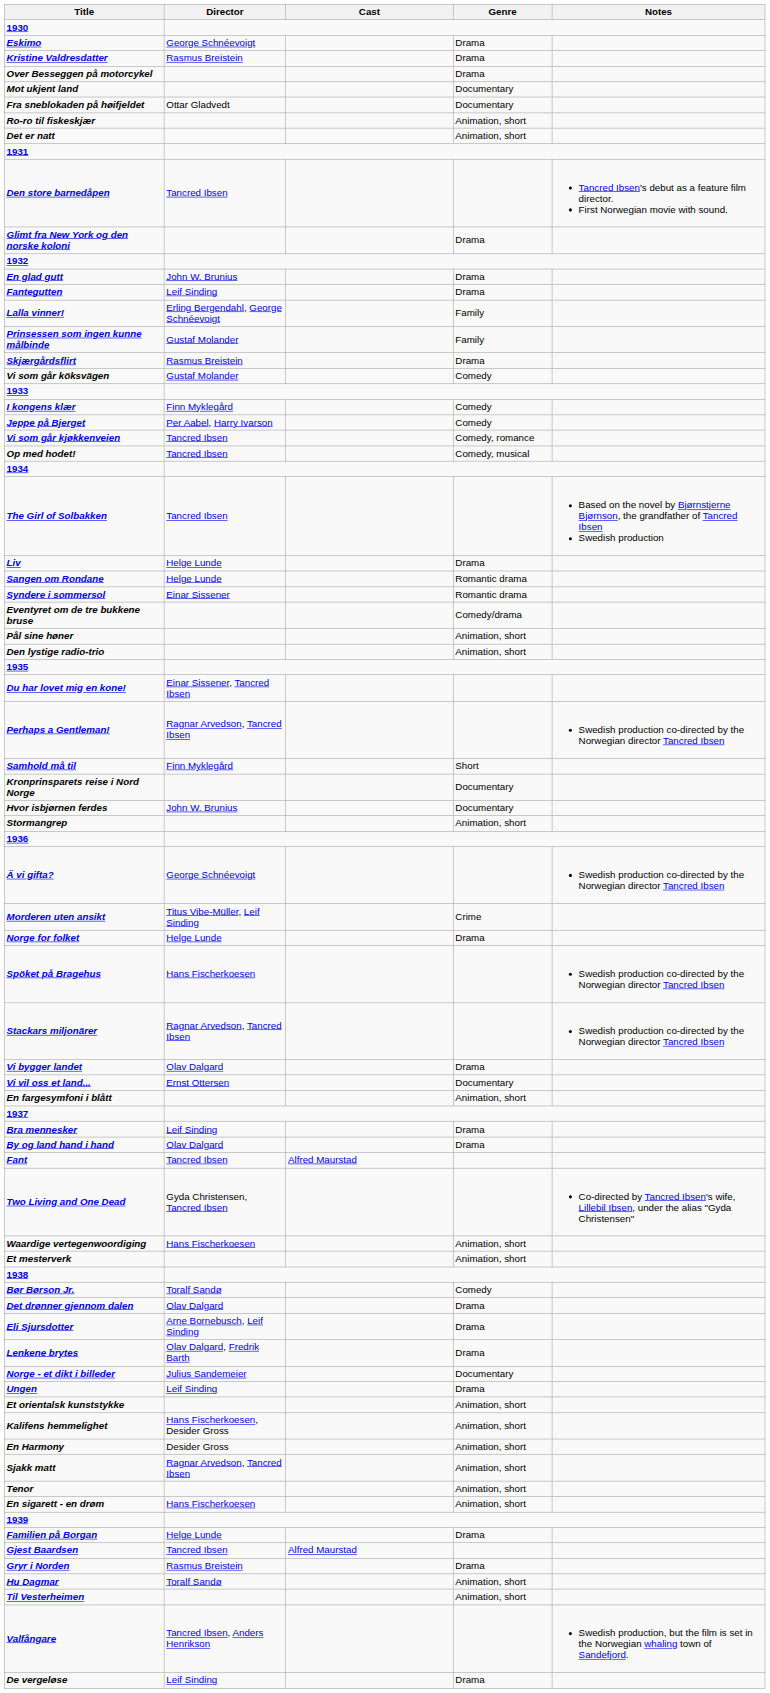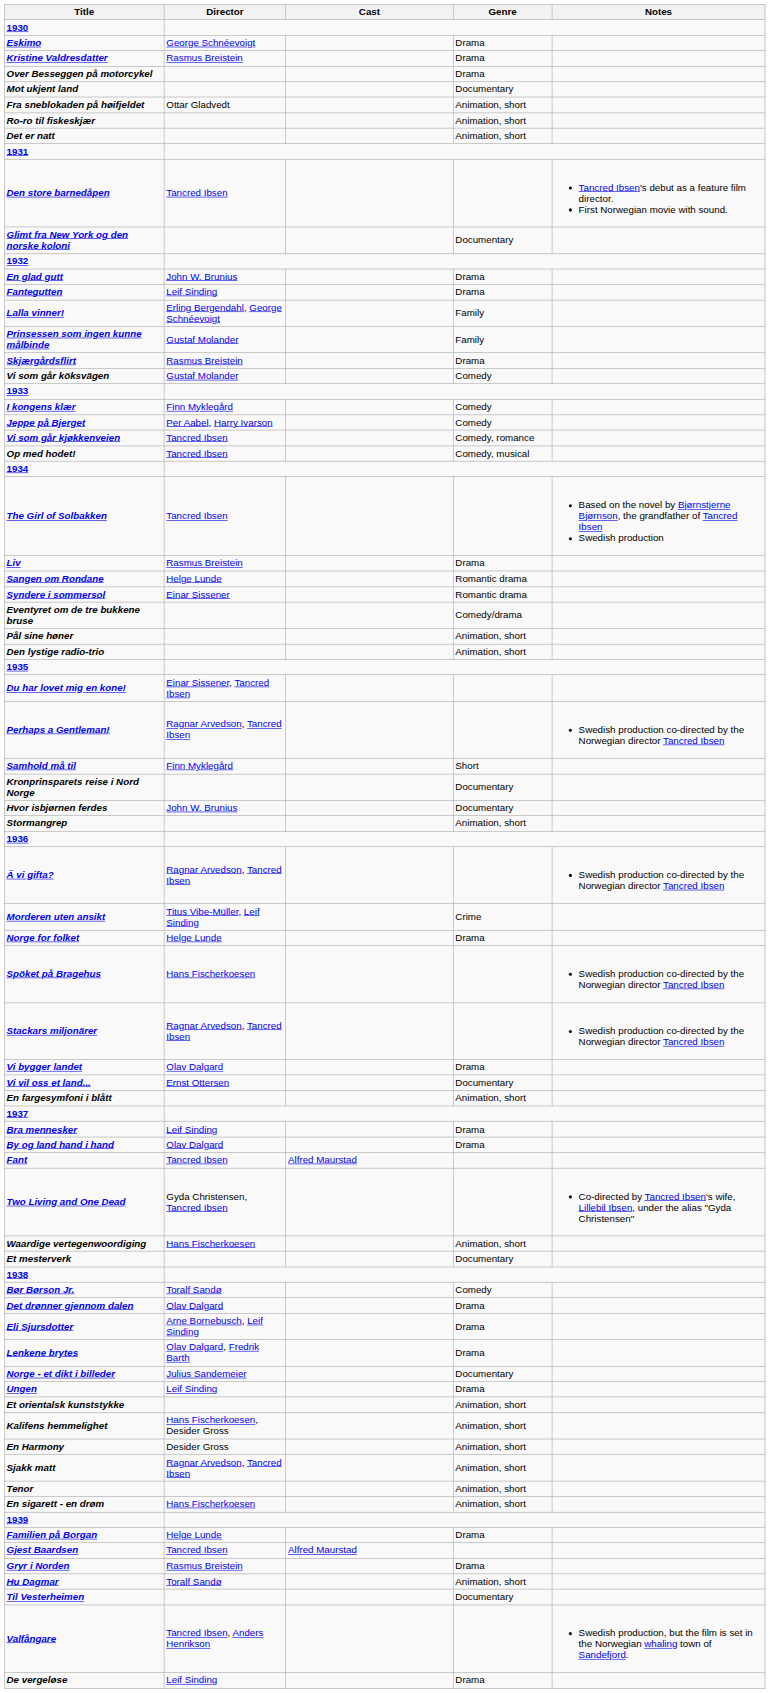(484, 105) Documentary -> (491, 105) Animation, short
(470, 240) Drama -> (484, 240) Documentary
(194, 563) Helge Lunde -> (205, 563) Rasmus Breistein
(211, 875) George Schnéevoigt -> (224, 875) Ragnar Arvedson, Tancred Ibsen
(491, 1259) Animation, short -> (484, 1259) Documentary
(491, 1597) Animation, short -> (484, 1597) Documentary
